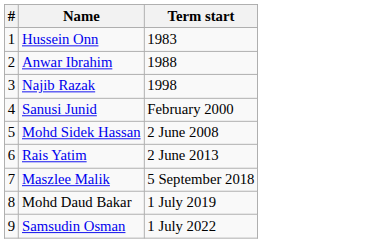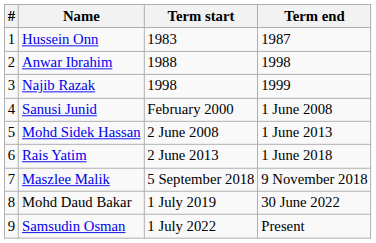+ column: (314, 16)
